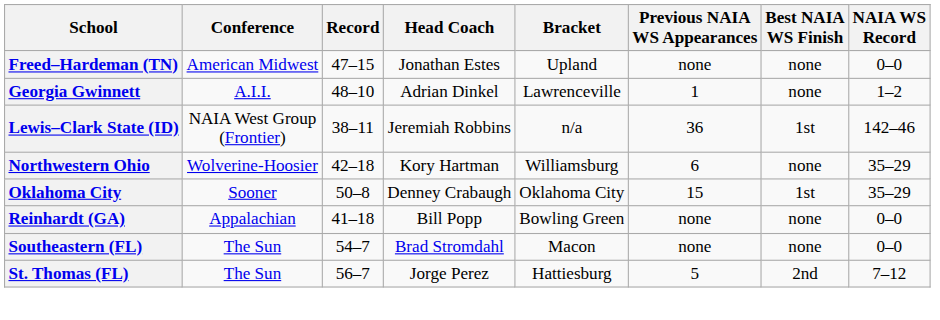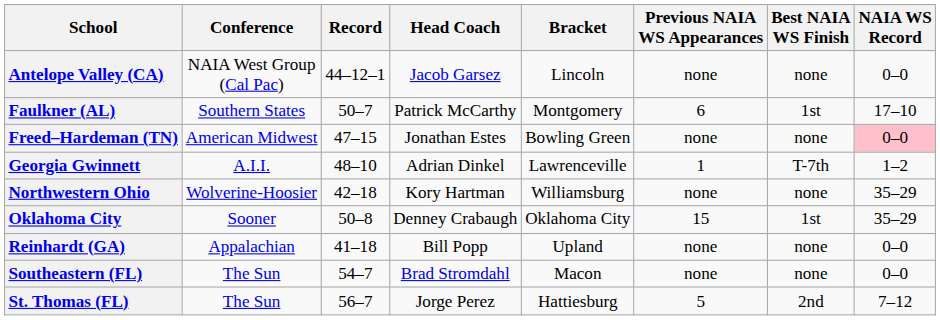+ row: (86, 74)
+ row: (62, 110)
(572, 64) Upland -> (578, 138) Bowling Green
(889, 64) no background -> (895, 138) pink background
(805, 91) none -> (811, 165) T-7th
- row: (94, 128)
(695, 165) 6 -> (701, 192) none
(572, 219) Bowling Green -> (578, 246) Upland
